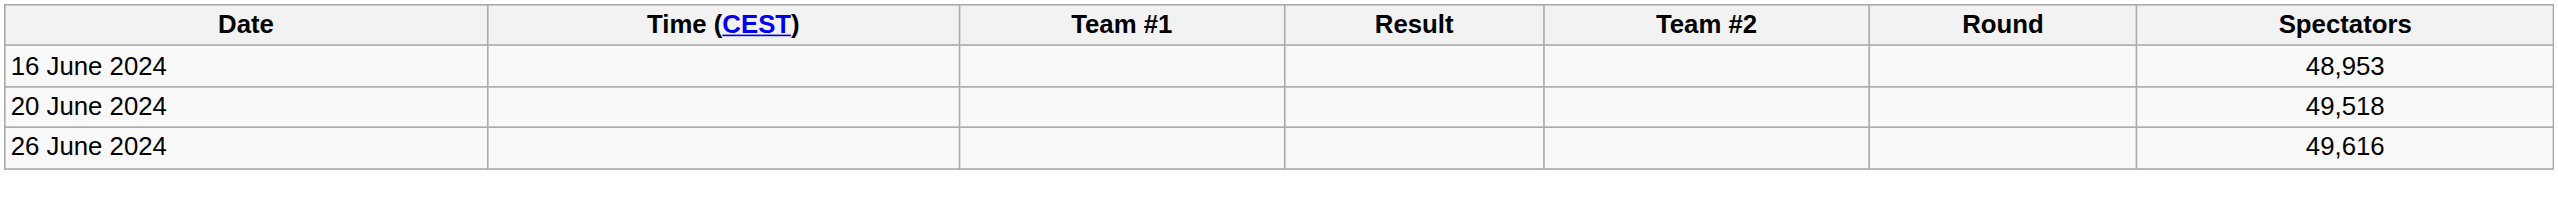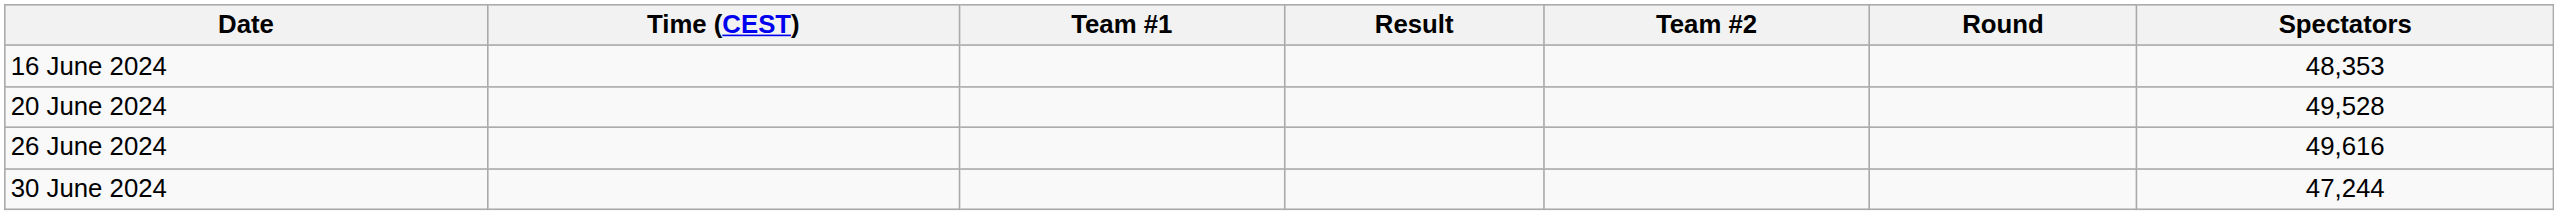(2345, 65) 48,953 -> (2345, 65) 48,353
(2345, 106) 49,518 -> (2345, 106) 49,528
+ row: (89, 188)
